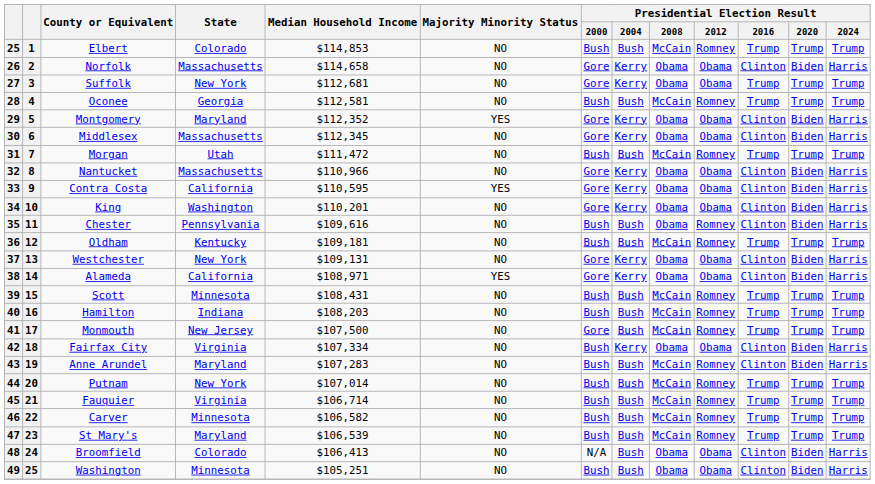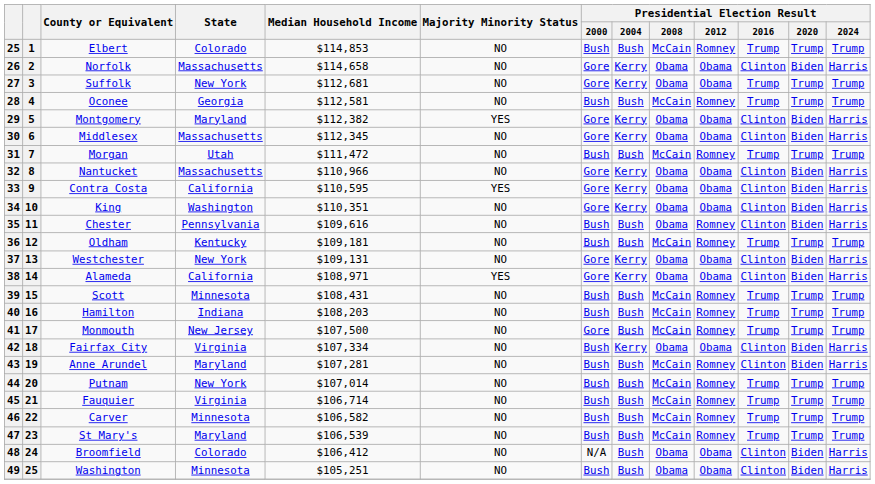(343, 119) $112,352 -> (343, 119) $112,382
(343, 207) $110,201 -> (343, 207) $110,351
(343, 365) $107,283 -> (343, 365) $107,281
(343, 453) $106,413 -> (343, 453) $106,412
